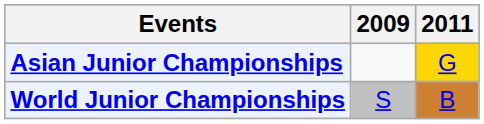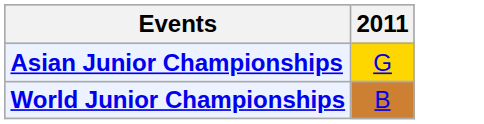- column: (383, 24)
